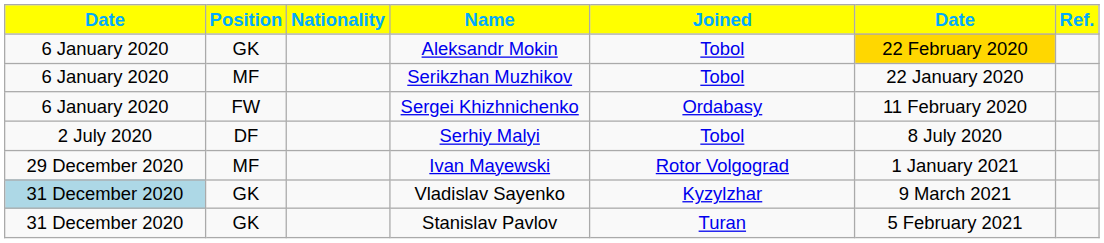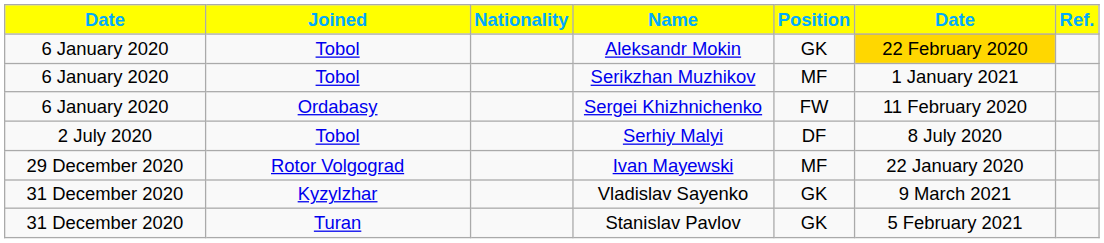columns swapped: (246, 20) <-> (722, 20)
(955, 78) 22 January 2020 -> (955, 78) 1 January 2021
(955, 165) 1 January 2021 -> (955, 165) 22 January 2020
(105, 194) lightblue background -> (105, 194) no background
